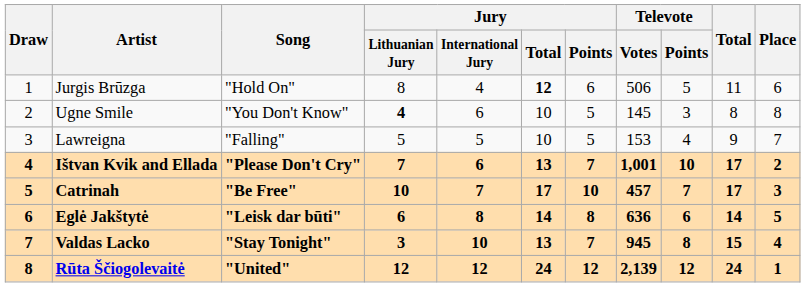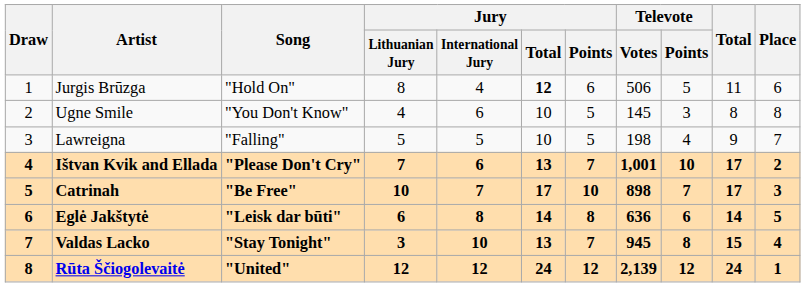(401, 113) bold -> (401, 113) normal
(639, 139) 153 -> (639, 139) 198
(639, 191) 457 -> (639, 191) 898
